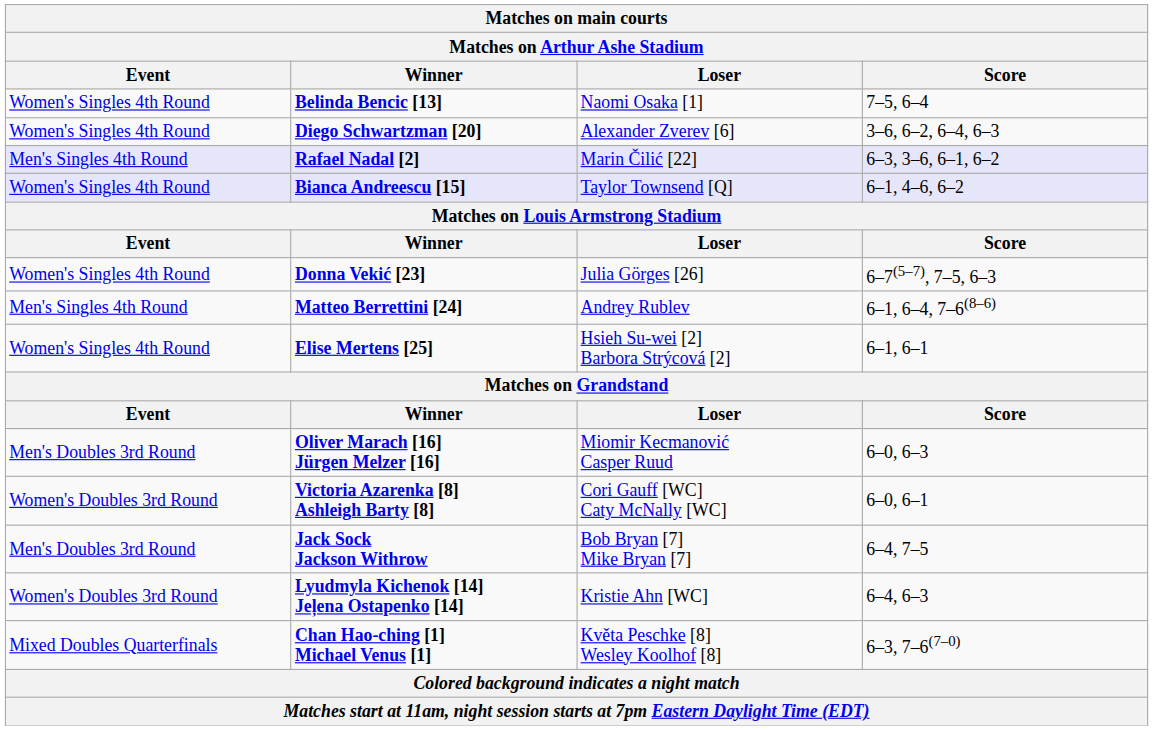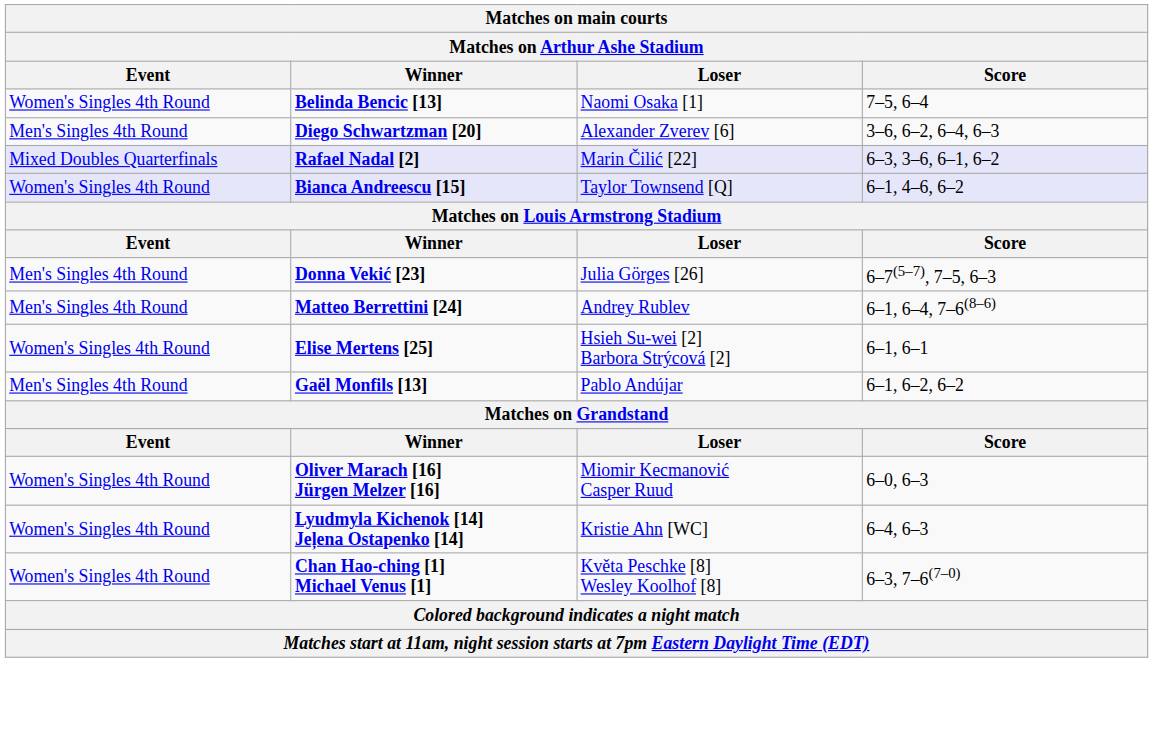(110, 131) Women's Singles 4th Round -> (98, 131) Men's Singles 4th Round
(98, 159) Men's Singles 4th Round -> (113, 159) Mixed Doubles Quarterfinals
(110, 274) Women's Singles 4th Round -> (98, 274) Men's Singles 4th Round
+ row: (361, 386)
(102, 452) Men's Doubles 3rd Round -> (110, 480) Women's Singles 4th Round
- row: (377, 500)
- row: (361, 548)
(113, 596) Women's Doubles 3rd Round -> (110, 528) Women's Singles 4th Round
(113, 645) Mixed Doubles Quarterfinals -> (110, 576) Women's Singles 4th Round
